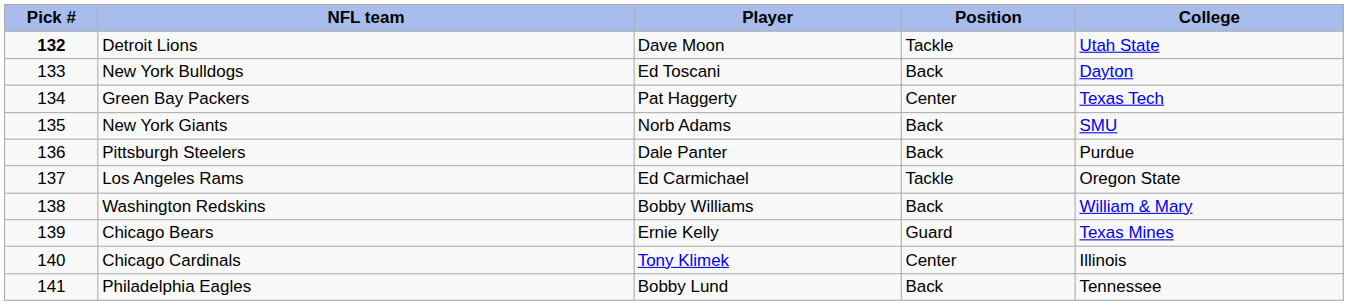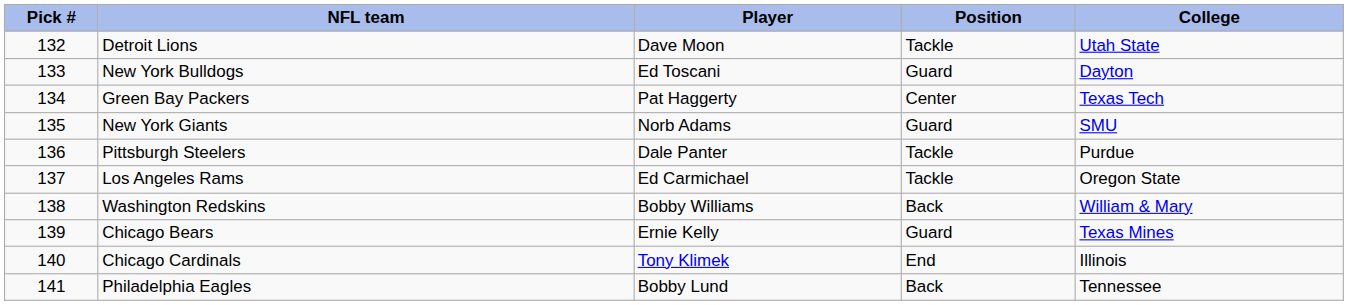(51, 44) bold -> (51, 44) normal
(924, 71) Back -> (929, 71) Guard
(924, 125) Back -> (929, 125) Guard
(924, 152) Back -> (929, 152) Tackle
(931, 260) Center -> (920, 260) End
